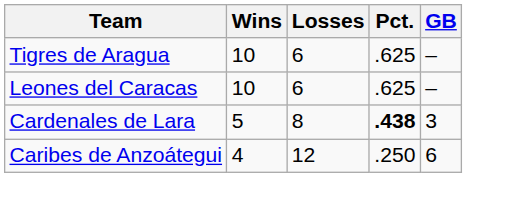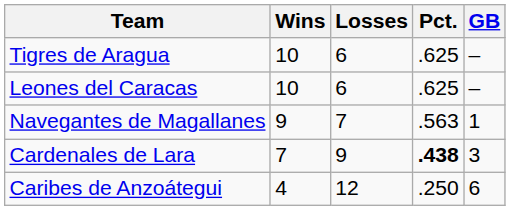+ row: (138, 121)
(238, 121) 5 -> (281, 155) 7
(298, 121) 8 -> (341, 155) 9
